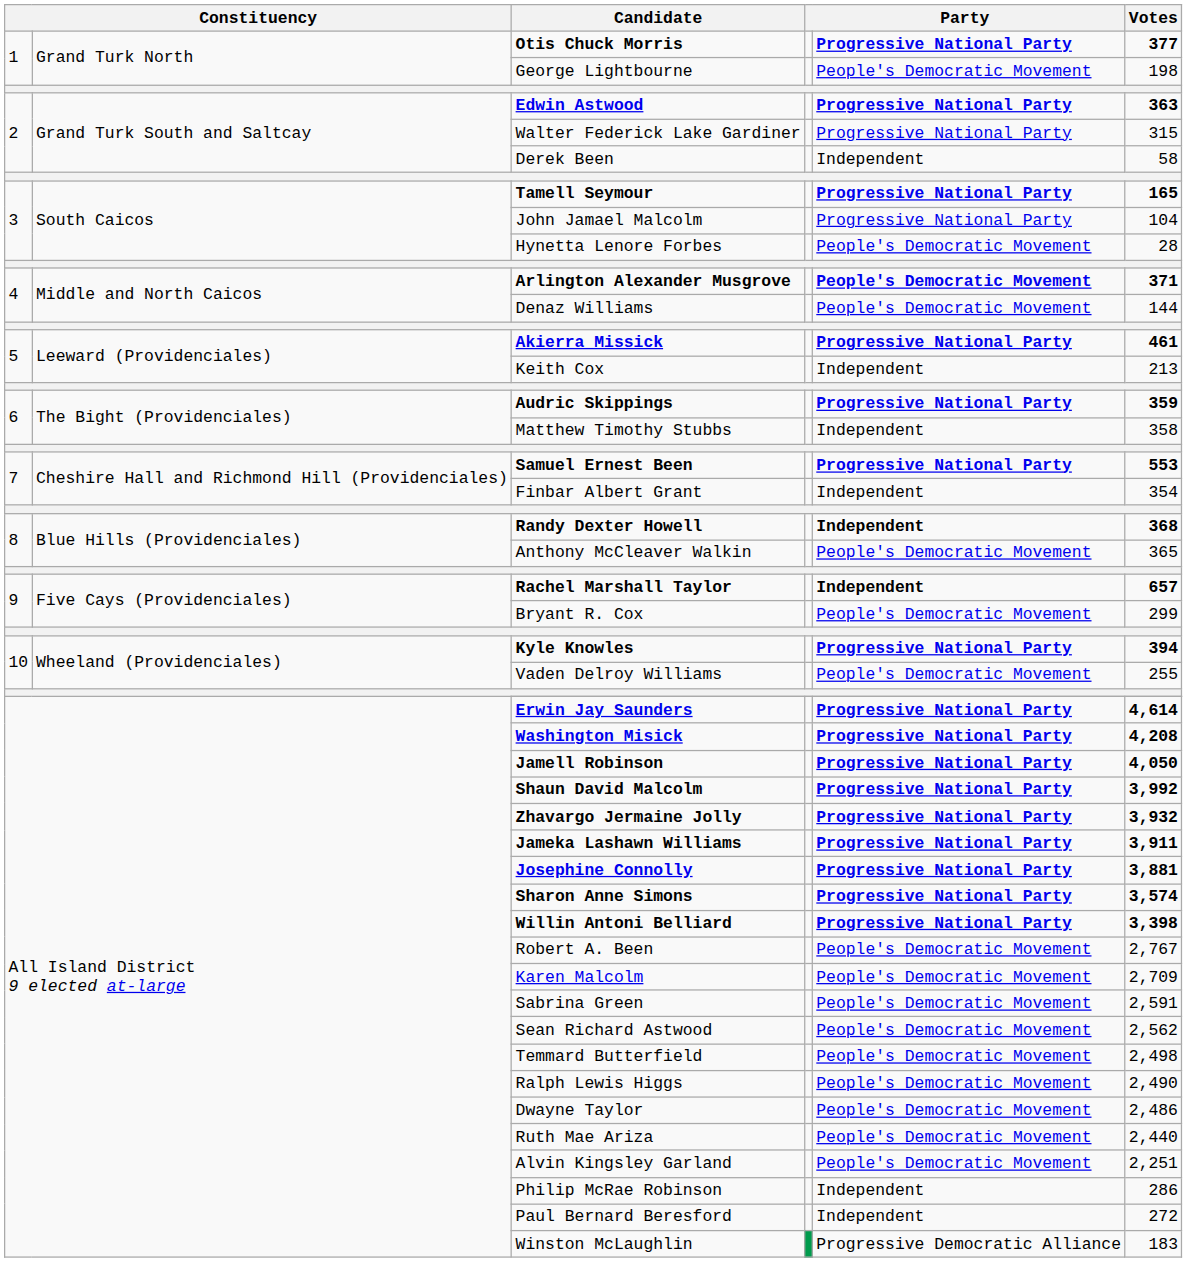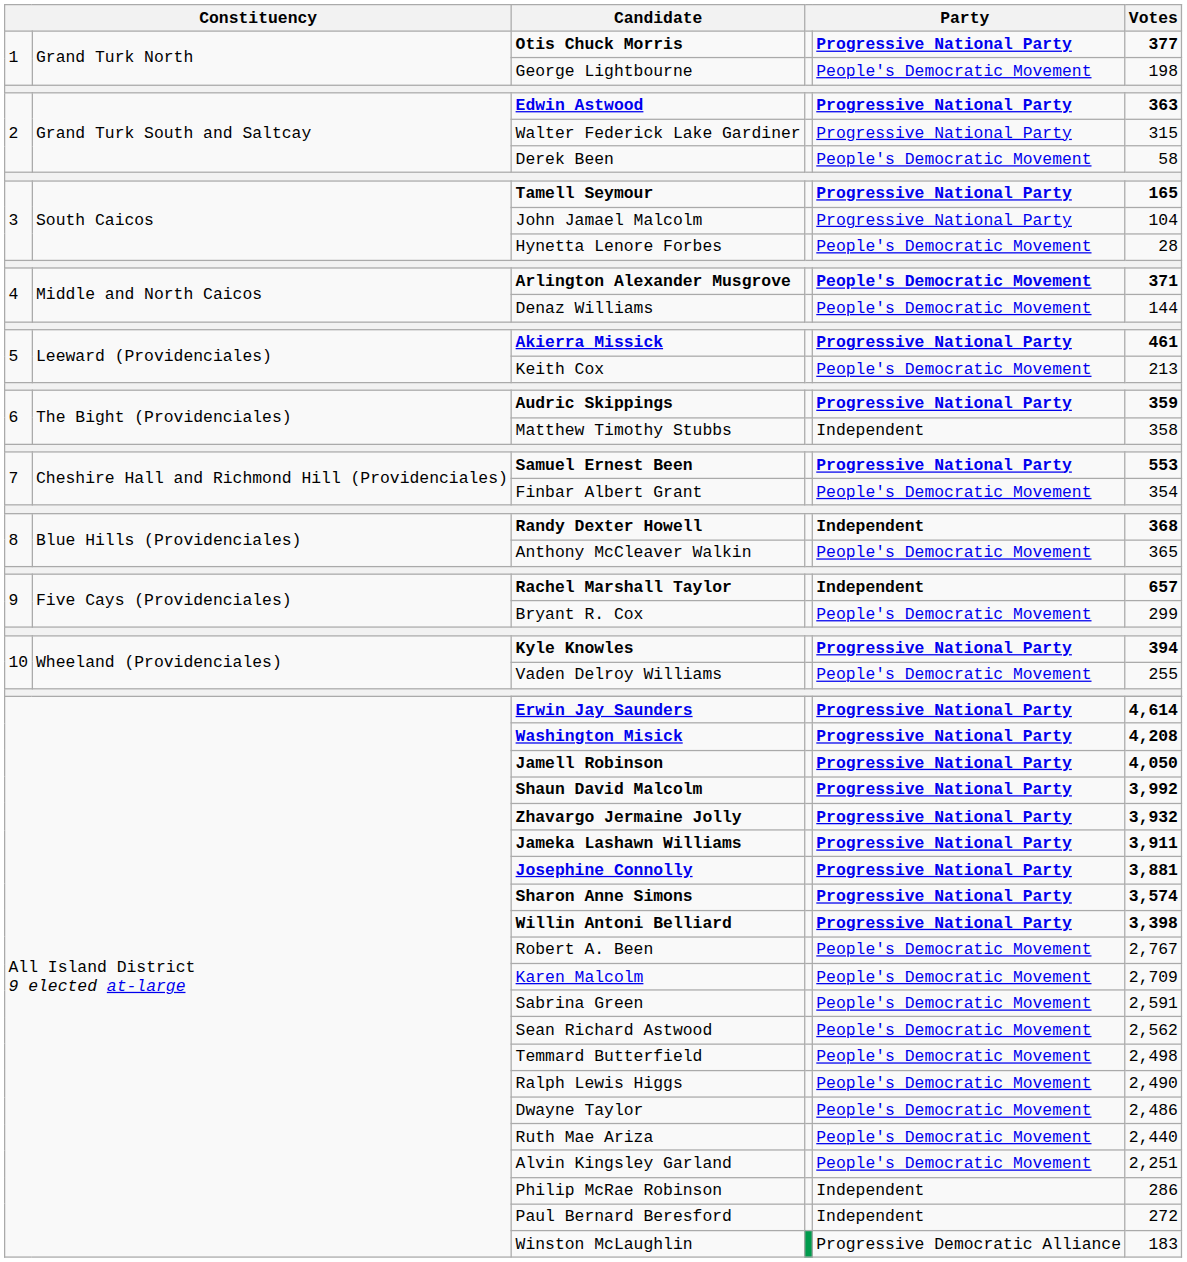(870, 159) Independent -> (954, 159) People's Democratic Movement
(870, 370) Independent -> (954, 370) People's Democratic Movement
(870, 492) Independent -> (954, 492) People's Democratic Movement
